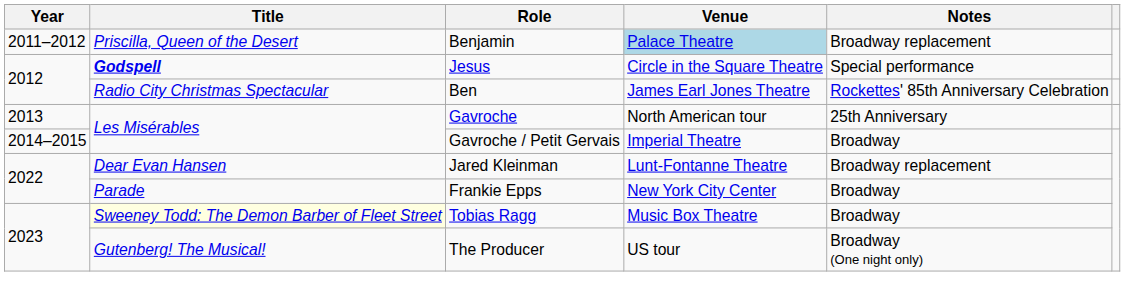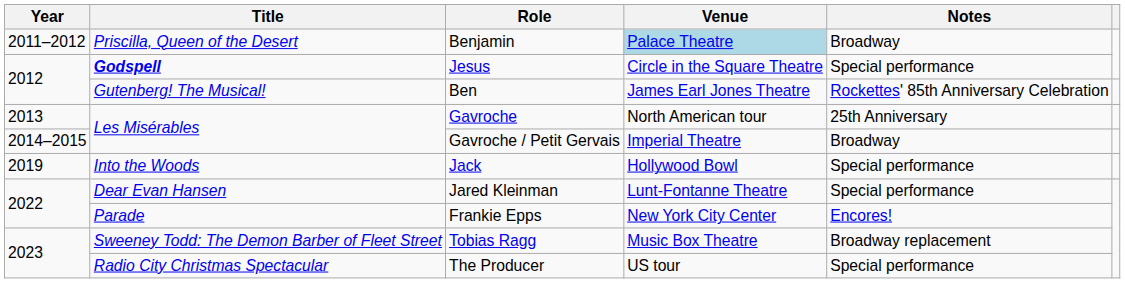(910, 41) Broadway replacement -> (865, 41) Broadway
(211, 91) Radio City Christmas Spectacular -> (180, 91) Gutenberg! The Musical!
+ row: (465, 166)
(910, 166) Broadway replacement -> (902, 191) Special performance
(865, 191) Broadway -> (861, 215) Encores!
(268, 215) lightyellow background -> (268, 240) no background
(865, 215) Broadway -> (910, 240) Broadway replacement
(180, 249) Gutenberg! The Musical! -> (211, 265) Radio City Christmas Spectacular
(877, 249) Broadway (One night only) -> (902, 265) Special performance
